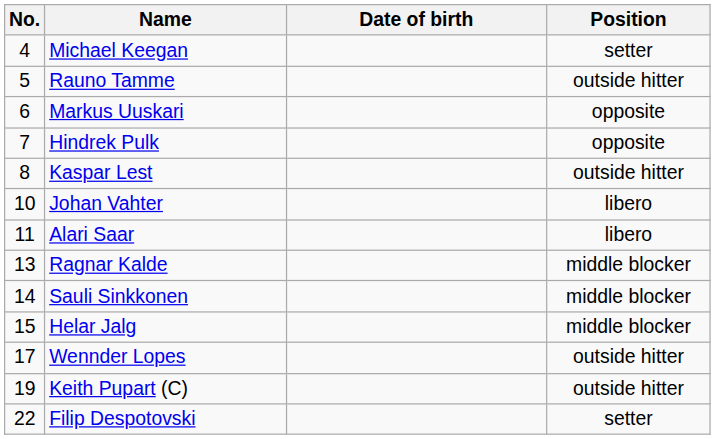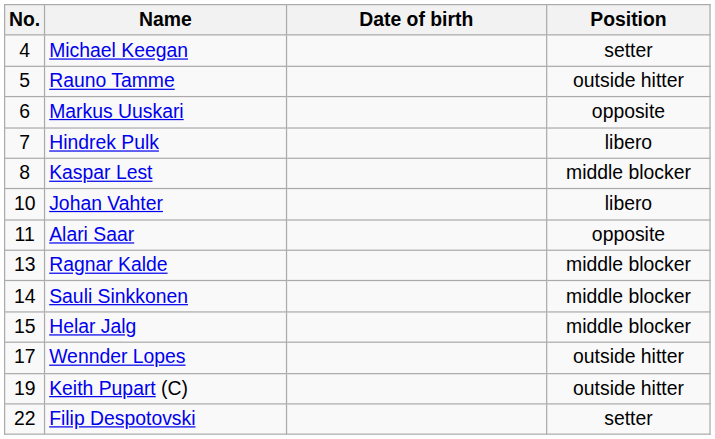(628, 142) opposite -> (628, 142) libero
(628, 173) outside hitter -> (628, 173) middle blocker
(628, 234) libero -> (628, 234) opposite
